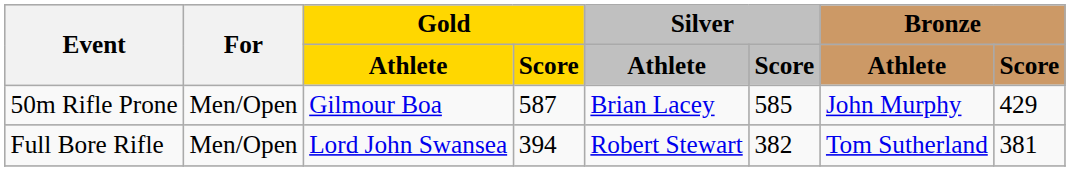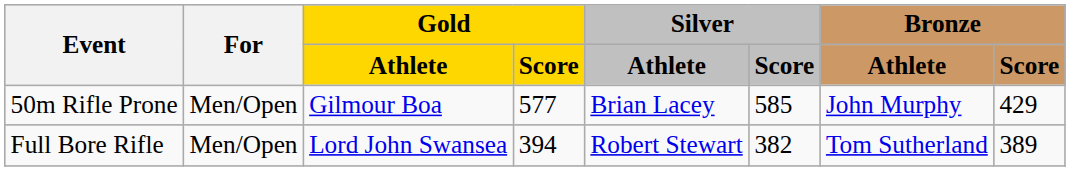(538, 104) 587 -> (538, 104) 577
(1018, 144) 381 -> (1018, 144) 389
